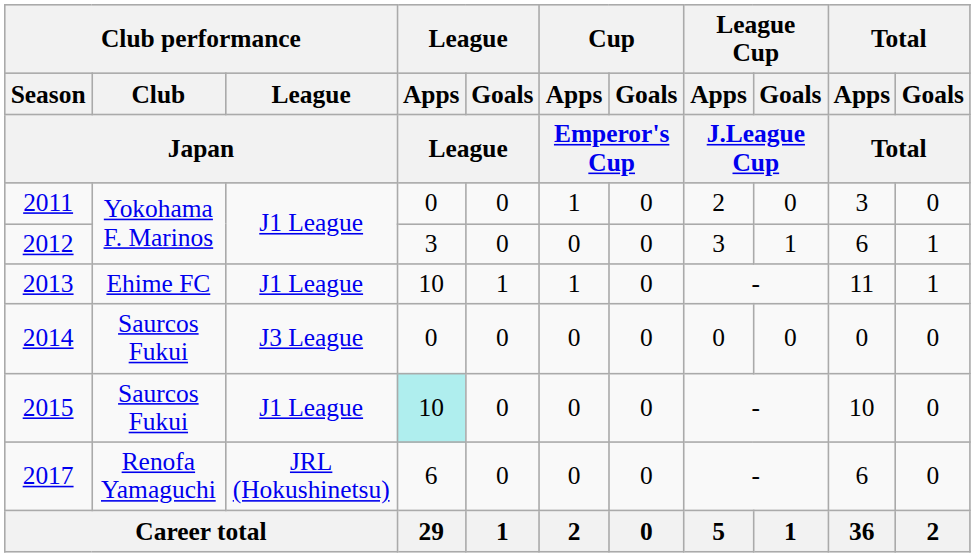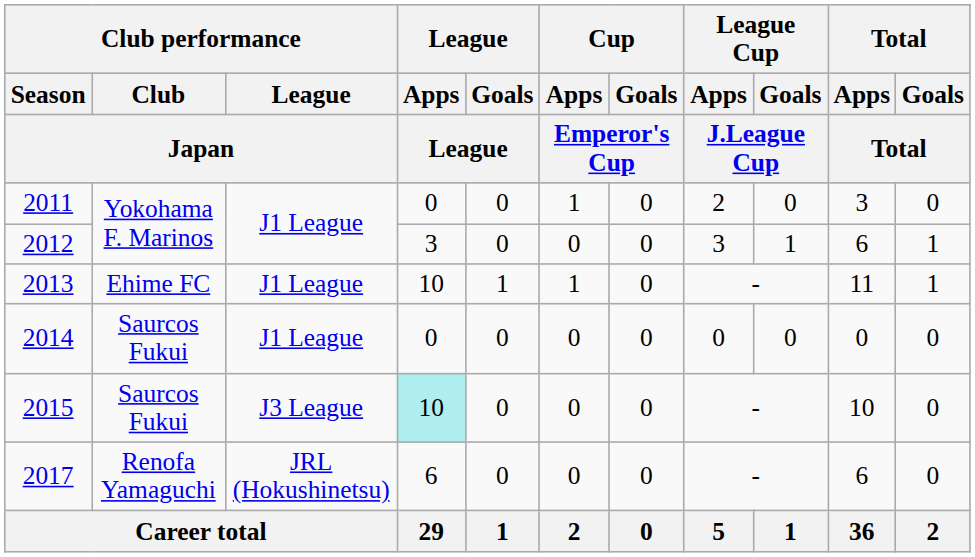(311, 338) J3 League -> (311, 338) J1 League
(311, 407) J1 League -> (311, 407) J3 League
